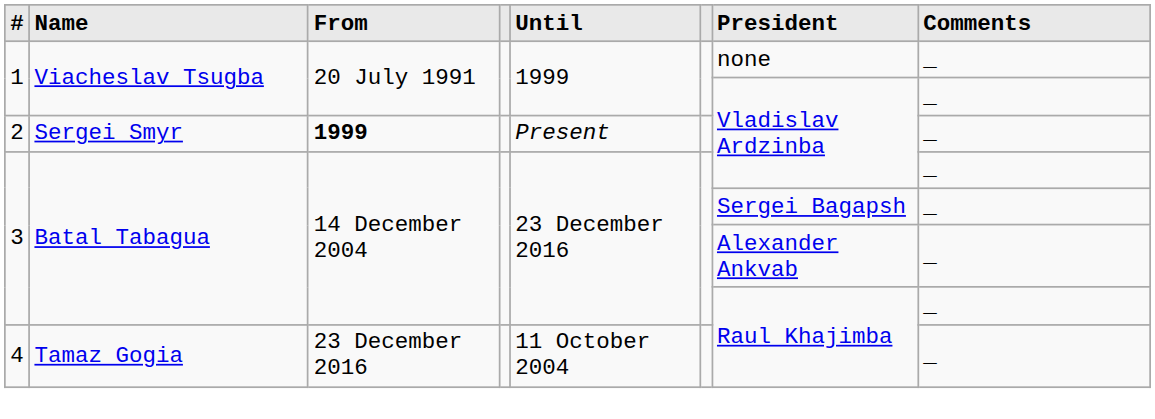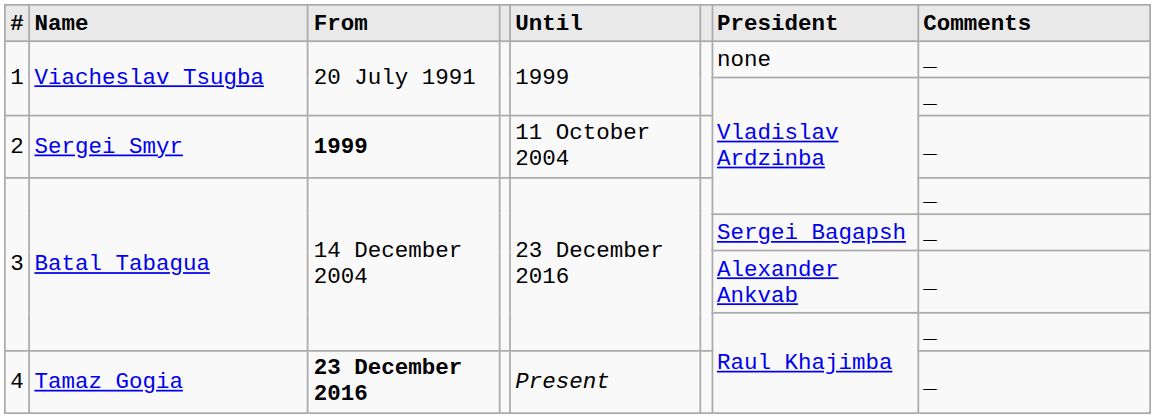(563, 133) Present -> (583, 146) 11 October 2004
(388, 355) normal -> (388, 381) bold
(583, 355) 11 October 2004 -> (563, 381) Present
